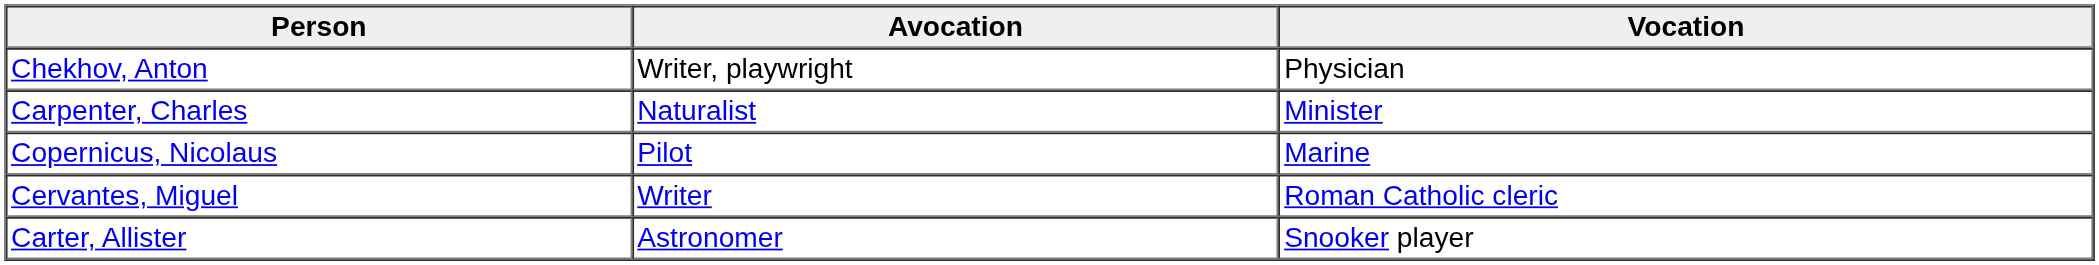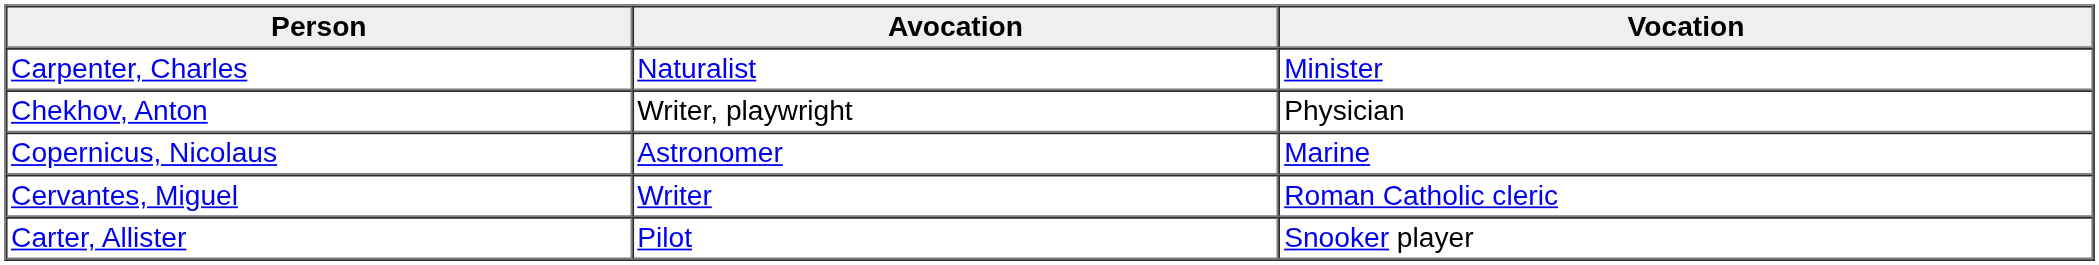rows swapped: (129, 110) <-> (109, 68)
(665, 153) Pilot -> (710, 153) Astronomer
(710, 237) Astronomer -> (665, 237) Pilot
